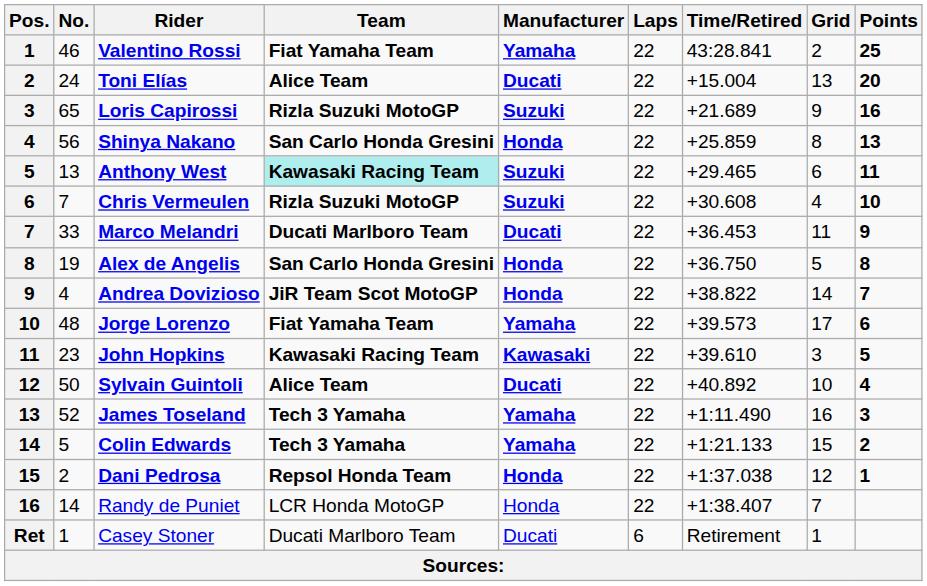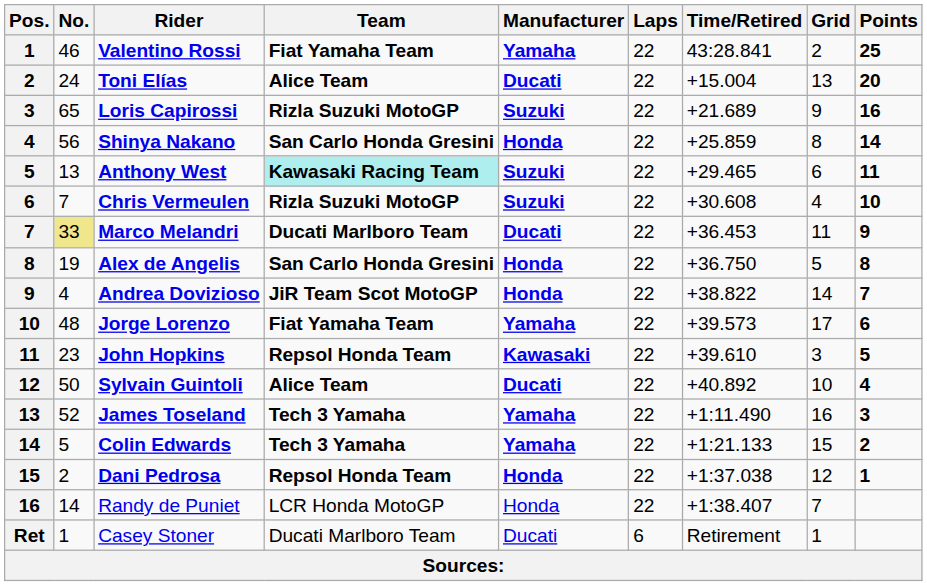(870, 141) 13 -> (870, 141) 14
(69, 232) no background -> (69, 232) khaki background
(374, 353) Kawasaki Racing Team -> (360, 353) Repsol Honda Team
